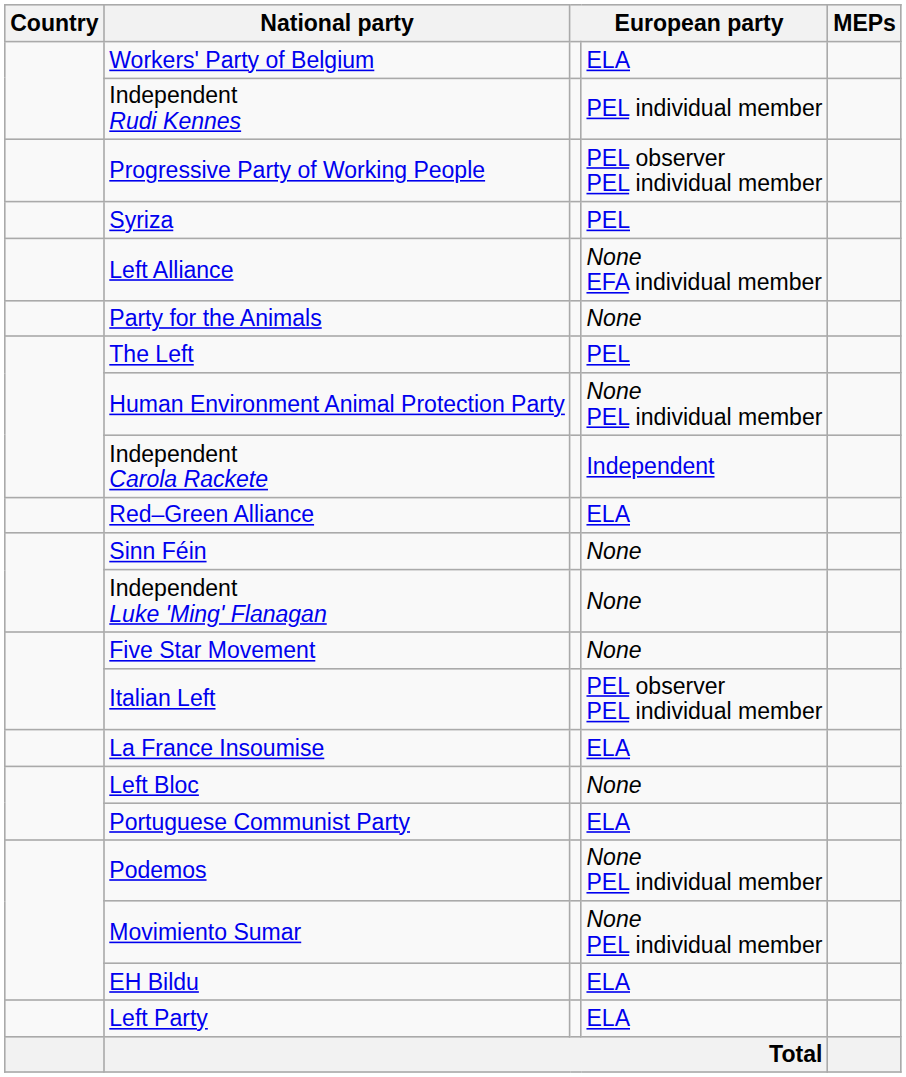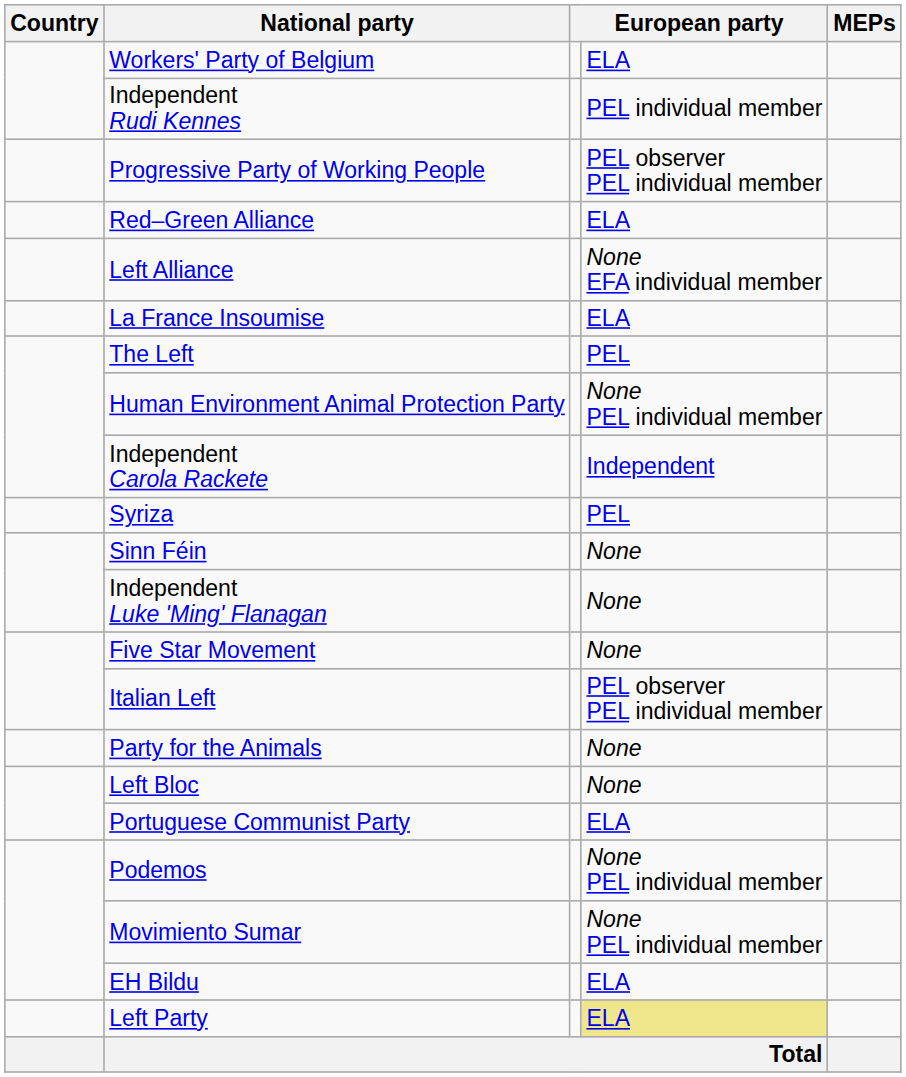rows swapped: (212, 515) <-> (141, 220)
rows swapped: (217, 749) <-> (216, 319)
(608, 1018) no background -> (608, 1018) khaki background
